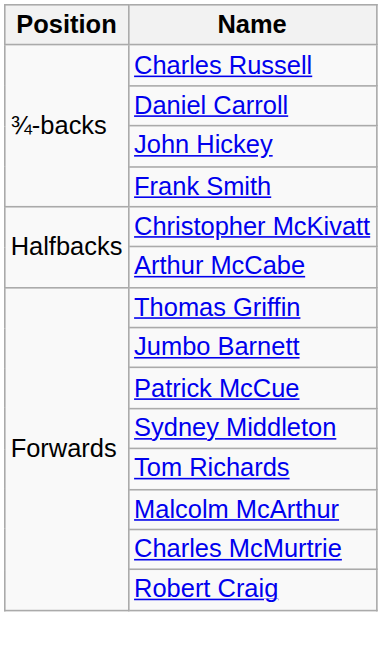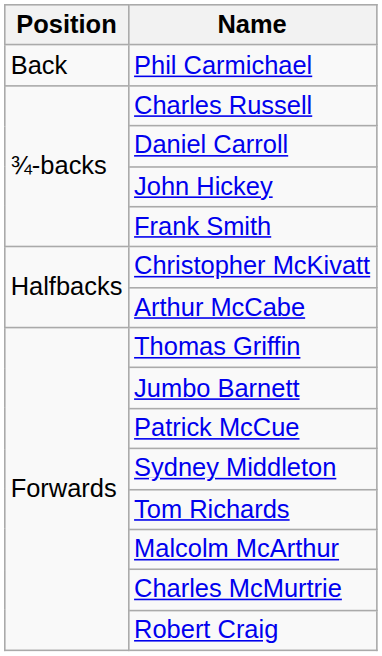+ row: (223, 65)
